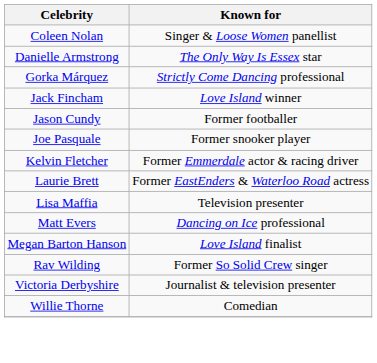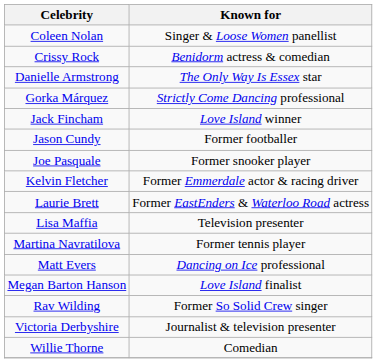+ row: (67, 56)
+ row: (67, 243)
